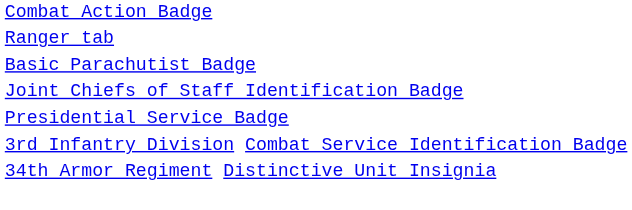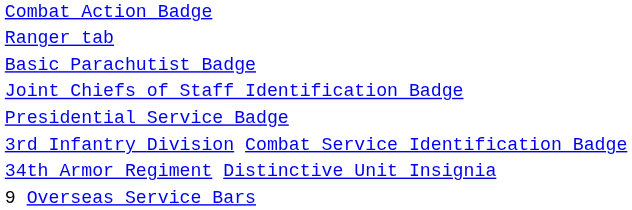+ row: (130, 198)
